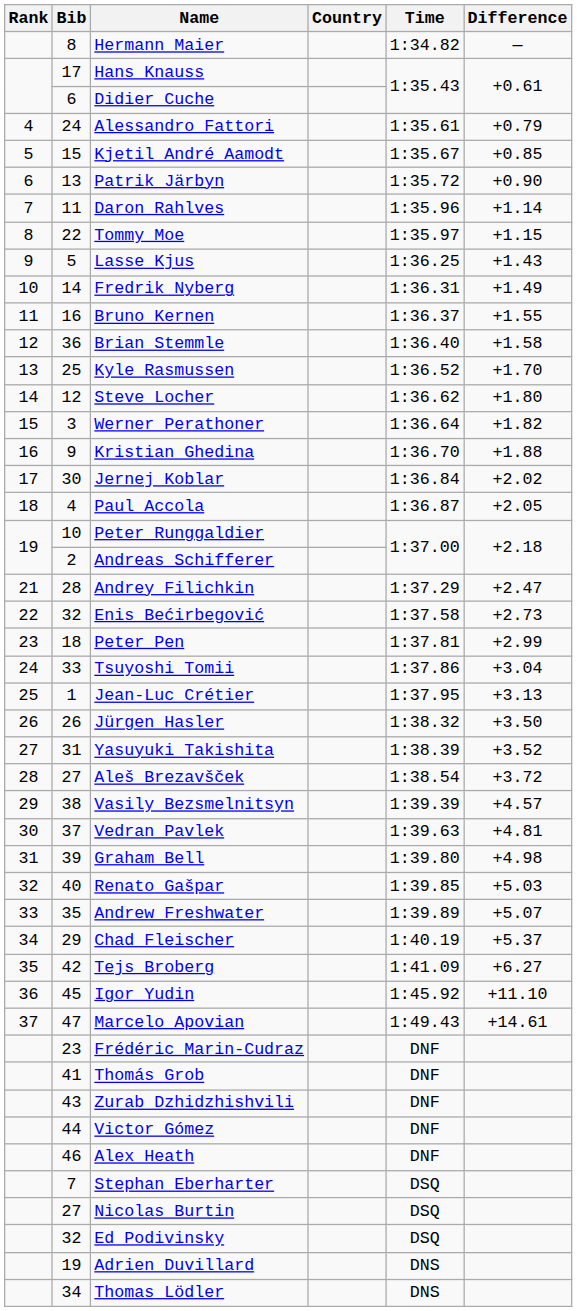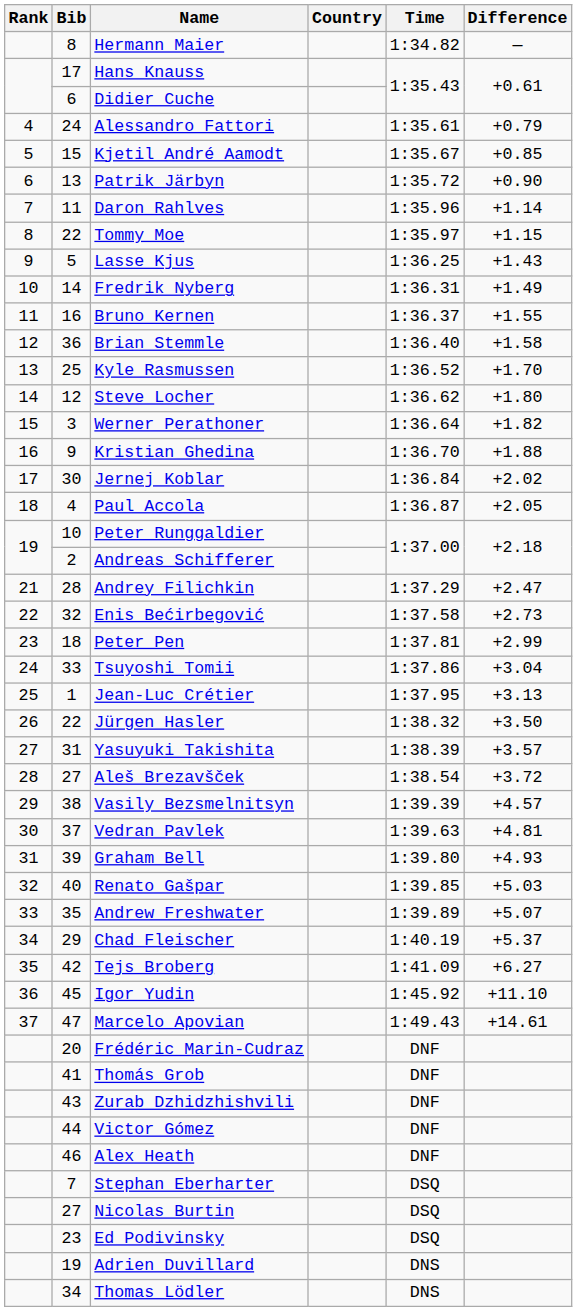(71, 723) 26 -> (71, 723) 22
(518, 750) +3.52 -> (518, 750) +3.57
(518, 859) +4.98 -> (518, 859) +4.93
(71, 1049) 23 -> (71, 1049) 20
(71, 1239) 32 -> (71, 1239) 23
